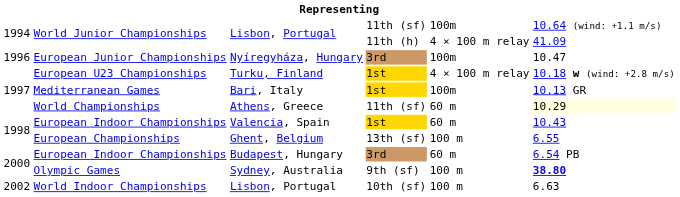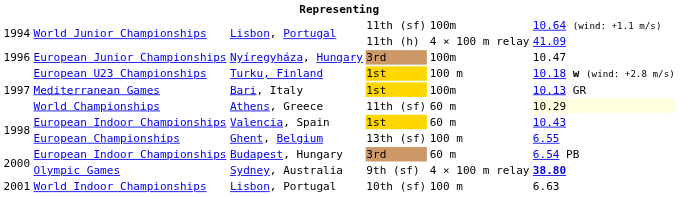(480, 74) 4 × 100 m relay -> (446, 74) 100 m
(446, 170) 100 m -> (480, 170) 4 × 100 m relay
(17, 187) 2002 -> (17, 187) 2001
